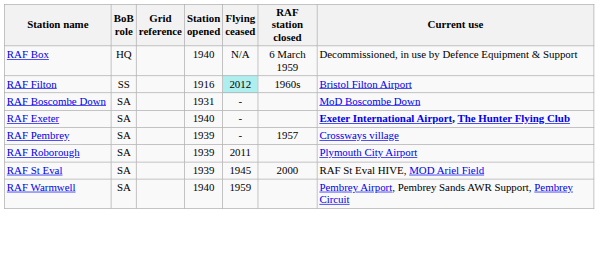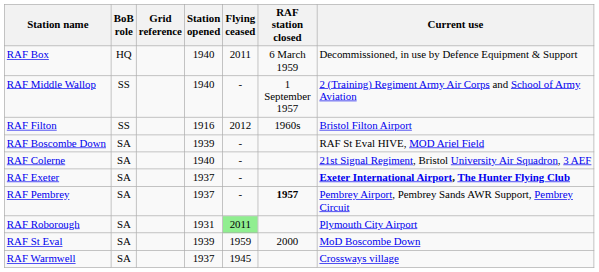(240, 54) N/A -> (240, 54) 2011
+ row: (51, 84)
(240, 84) paleturquoise background -> (240, 126) no background
(204, 101) 1931 -> (204, 143) 1939
(370, 101) MoD Boscombe Down -> (402, 143) RAF St Eval HIVE, MOD Ariel Field
+ row: (36, 160)
(204, 118) 1940 -> (204, 177) 1937
(204, 136) 1939 -> (204, 195) 1937
(287, 136) normal -> (287, 195) bold
(359, 136) Crossways village -> (446, 201) Pembrey Airport, Pembrey Sands AWR Support, Pembrey Circuit
(204, 153) 1939 -> (204, 224) 1931
(240, 153) no background -> (240, 224) lightgreen background
(240, 170) 1945 -> (240, 241) 1959
(402, 170) RAF St Eval HIVE, MOD Ariel Field -> (370, 241) MoD Boscombe Down
(204, 187) 1940 -> (204, 259) 1937
(240, 187) 1959 -> (240, 259) 1945
(446, 194) Pembrey Airport, Pembrey Sands AWR Support, Pembrey Circuit -> (359, 259) Crossways village
